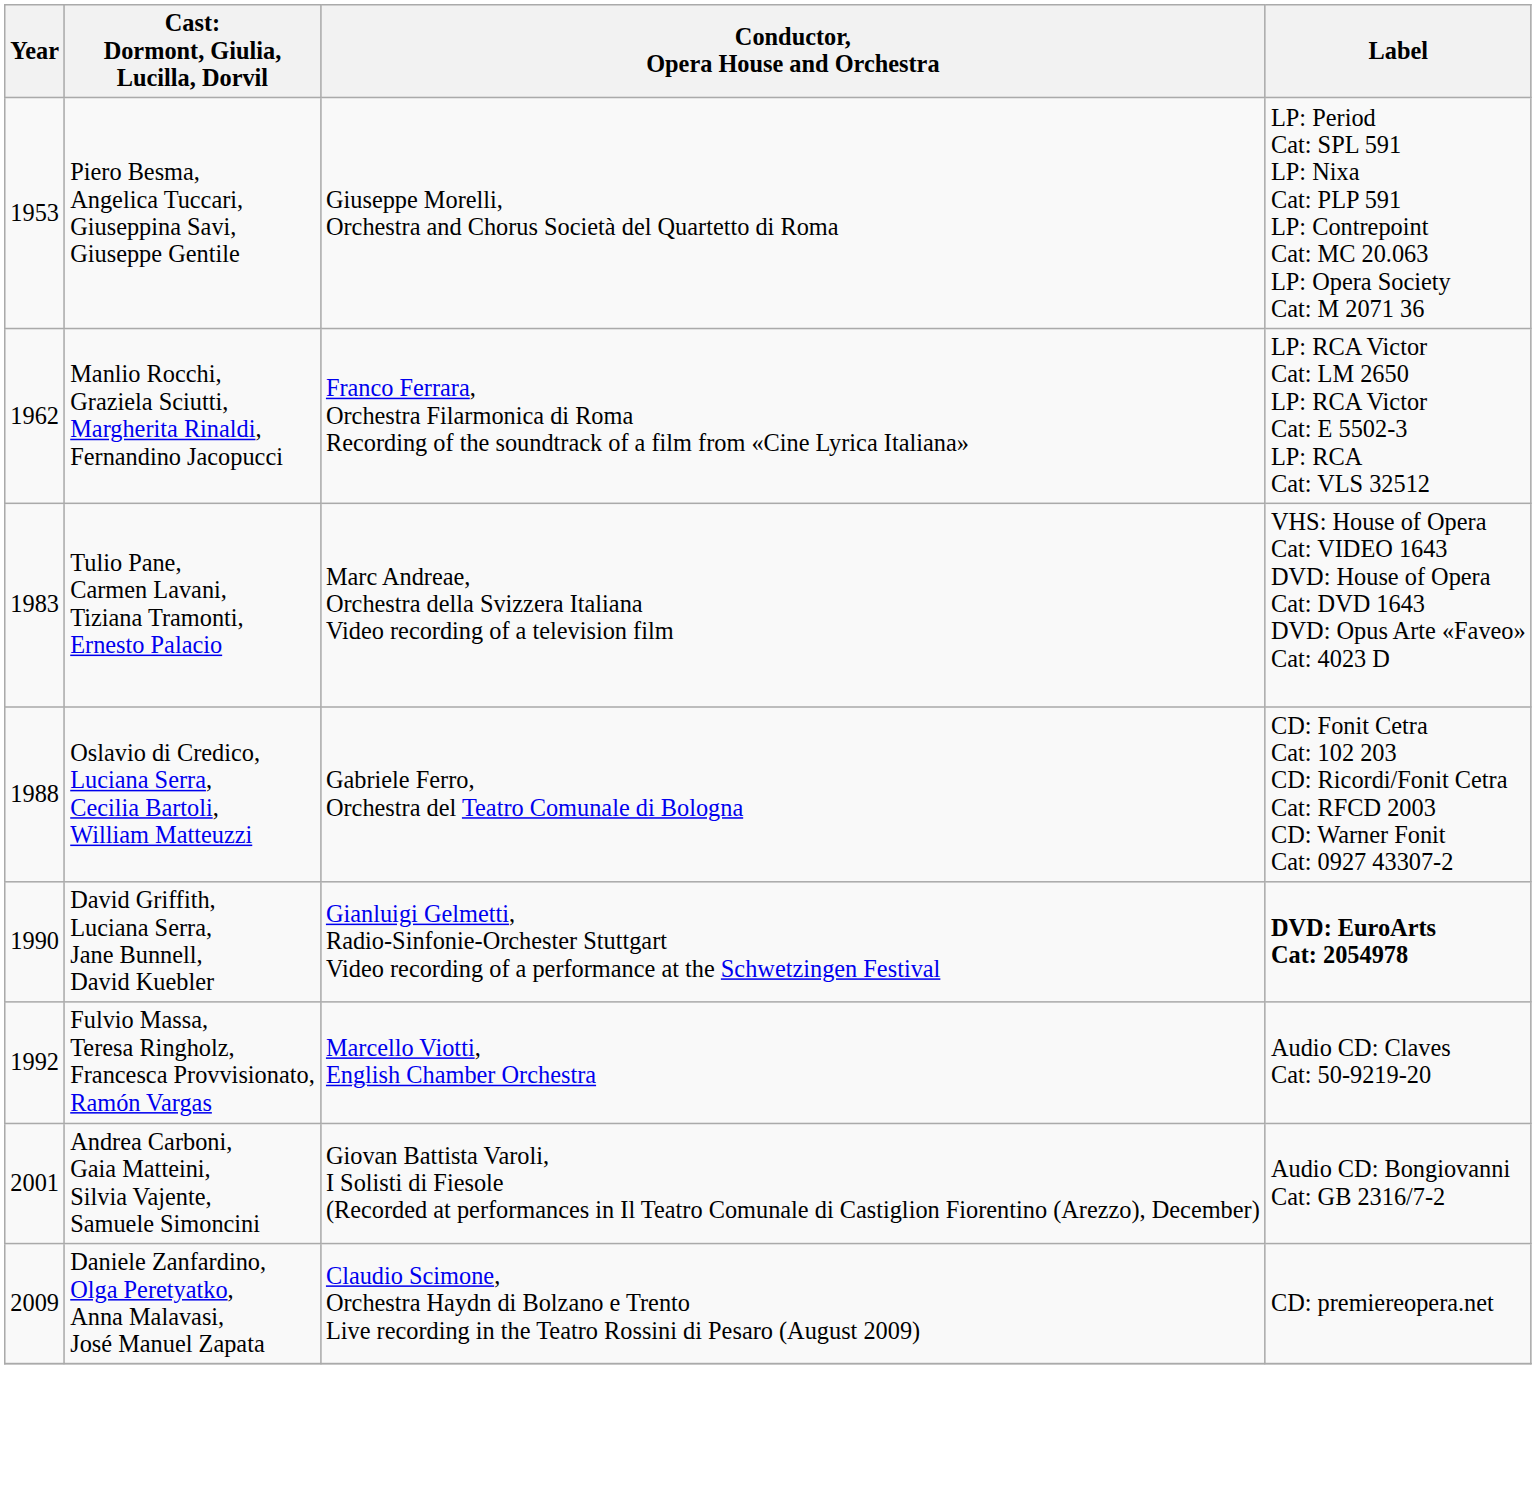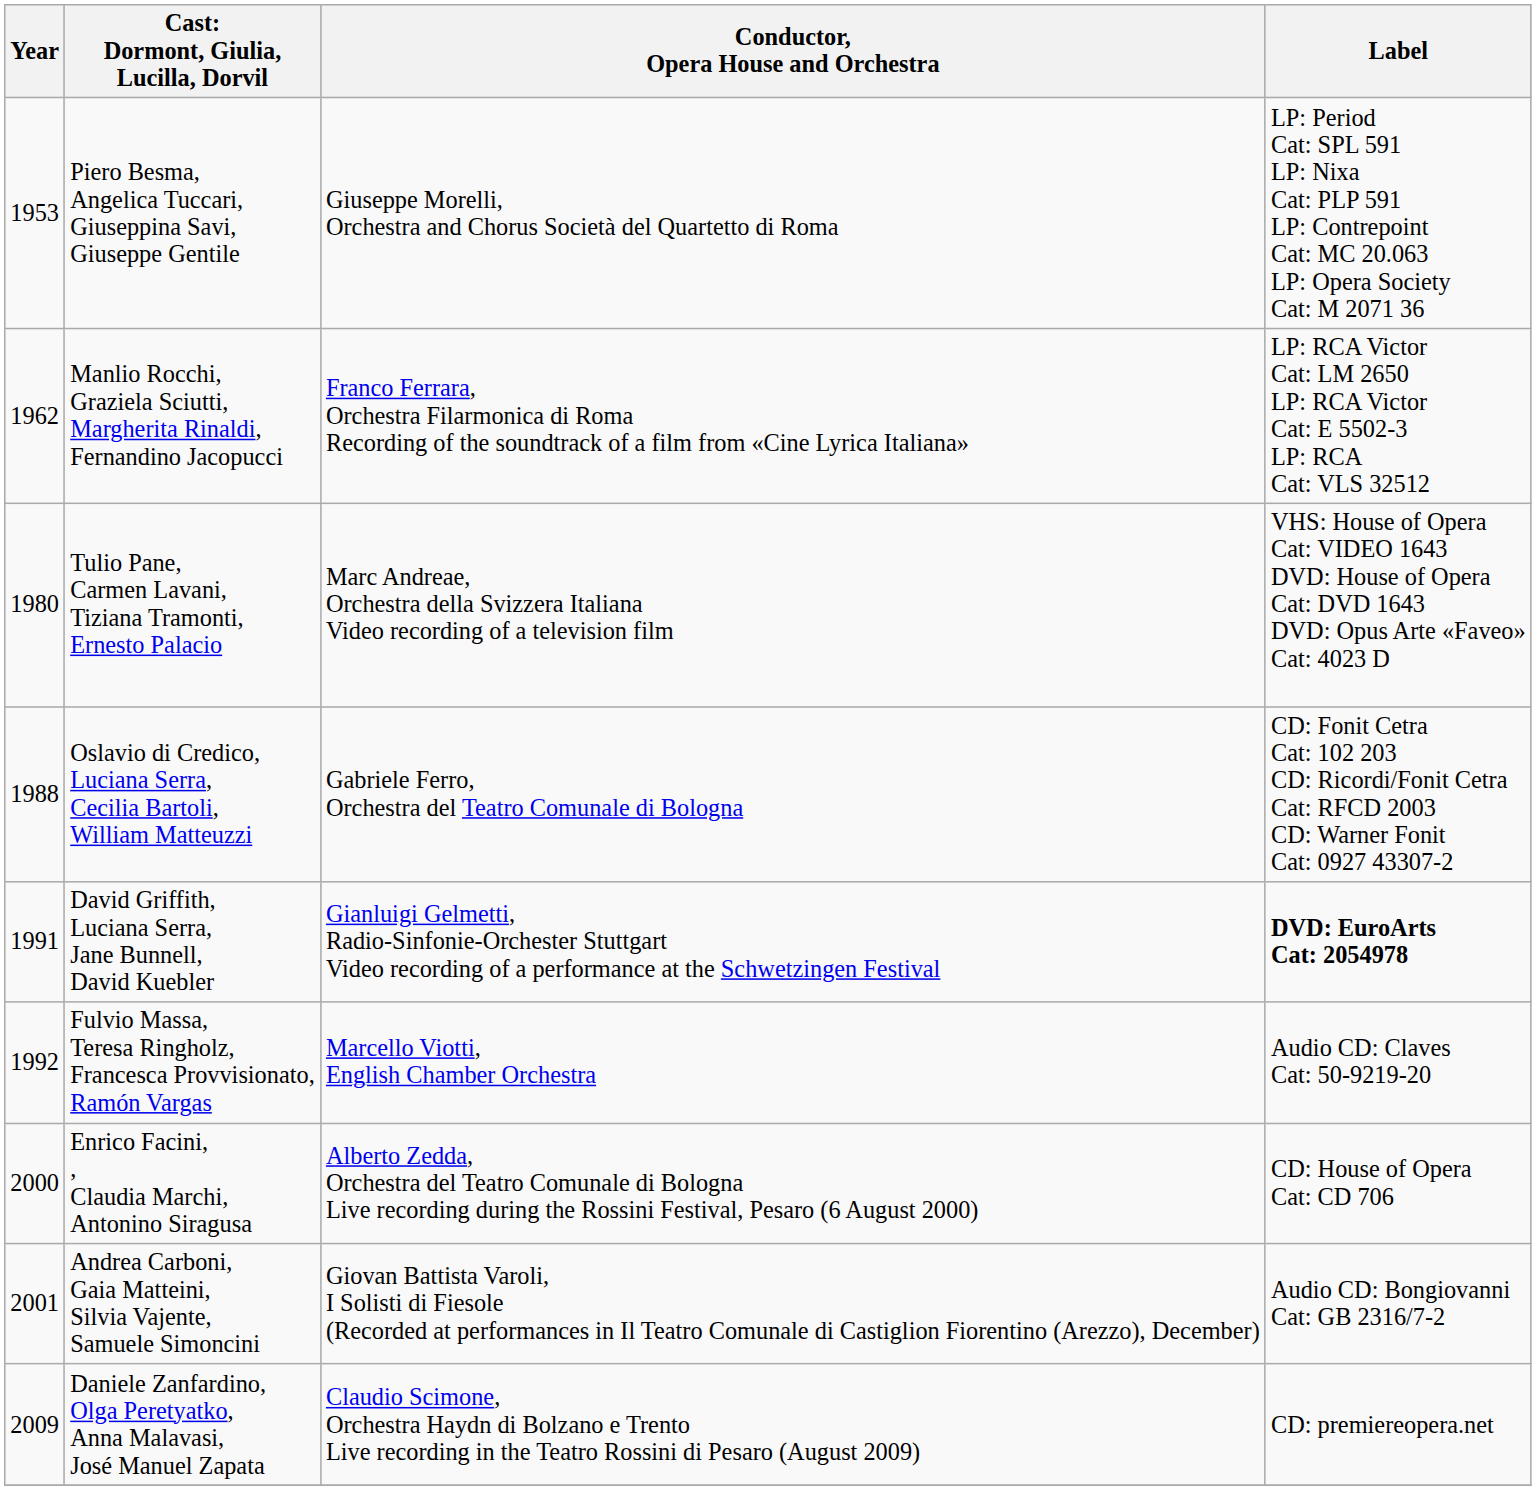(35, 604) 1983 -> (35, 604) 1980
(35, 941) 1990 -> (35, 941) 1991
+ row: (161, 1182)
